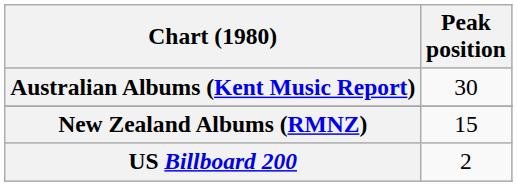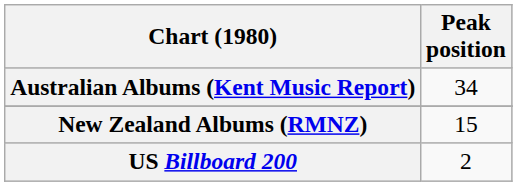(466, 86) 30 -> (466, 86) 34
